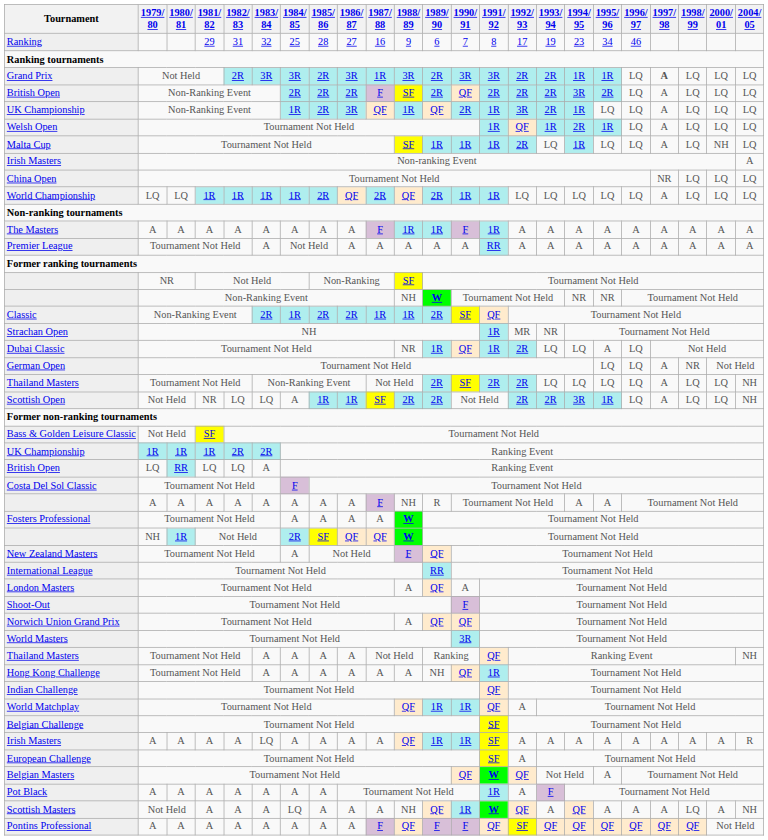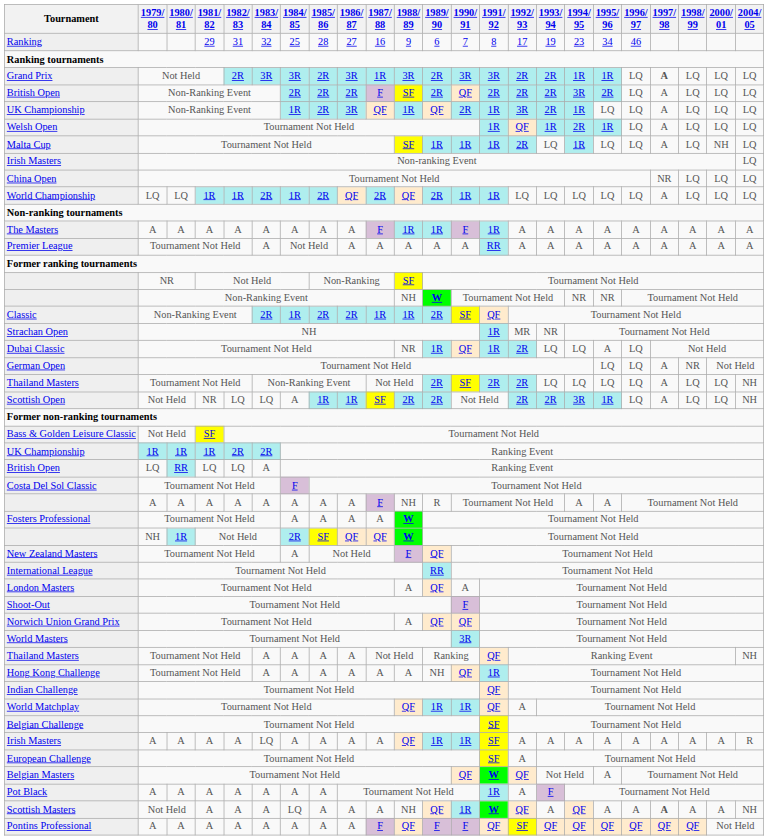(750, 161) A -> (750, 161) LQ
(266, 195) 1R -> (266, 195) 2R
(664, 809) normal -> (664, 809) bold
(693, 809) LQ -> (693, 809) A
